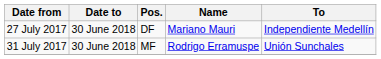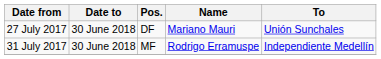(319, 29) Independiente Medellín -> (304, 29) Unión Sunchales
(304, 46) Unión Sunchales -> (319, 46) Independiente Medellín
